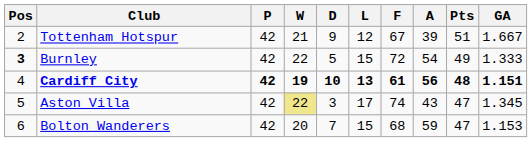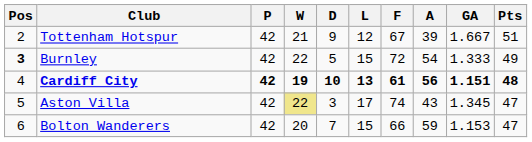columns swapped: (502, 16) <-> (462, 16)
(397, 126) 68 -> (397, 126) 66
